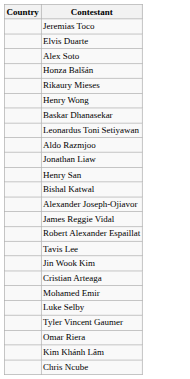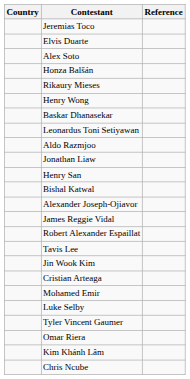+ column: (164, 11)
